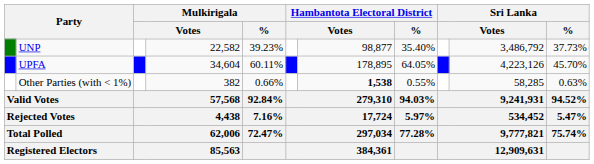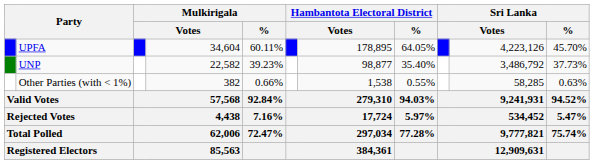rows swapped: (32, 64) <-> (30, 47)
(380, 82) bold -> (380, 82) normal
